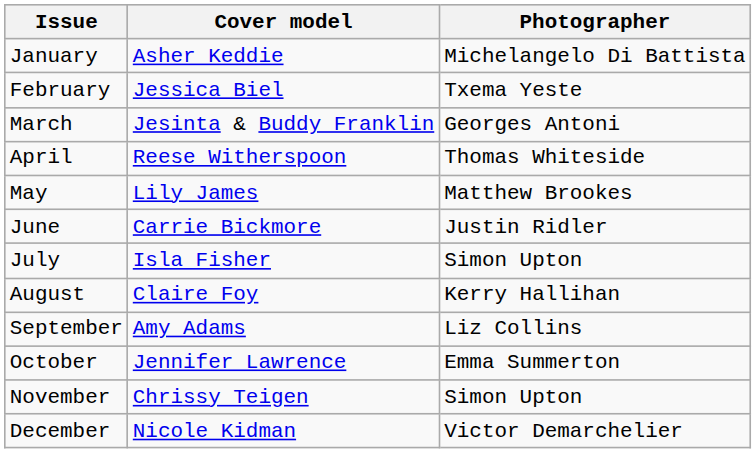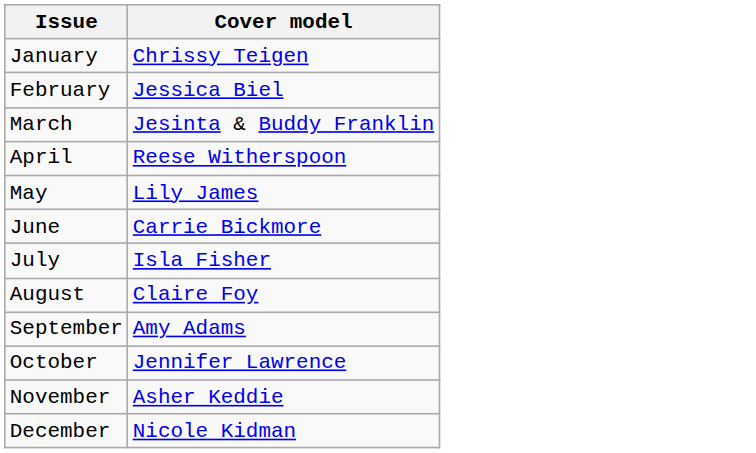- column: (595, 22)
(208, 56) Asher Keddie -> (221, 56) Chrissy Teigen
(221, 397) Chrissy Teigen -> (208, 397) Asher Keddie
